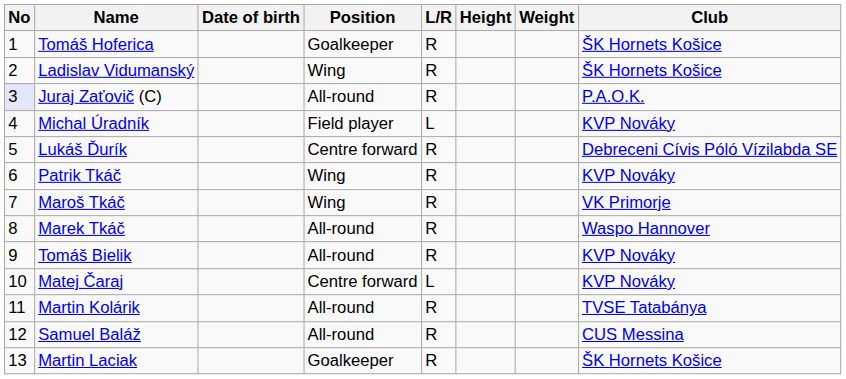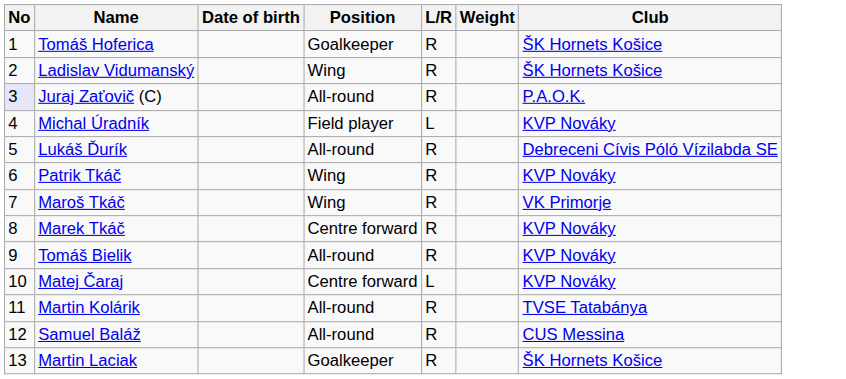- column: (486, 17)
(363, 149) Centre forward -> (341, 149) All-round
(341, 228) All-round -> (363, 228) Centre forward
(646, 228) Waspo Hannover -> (569, 228) KVP Nováky
